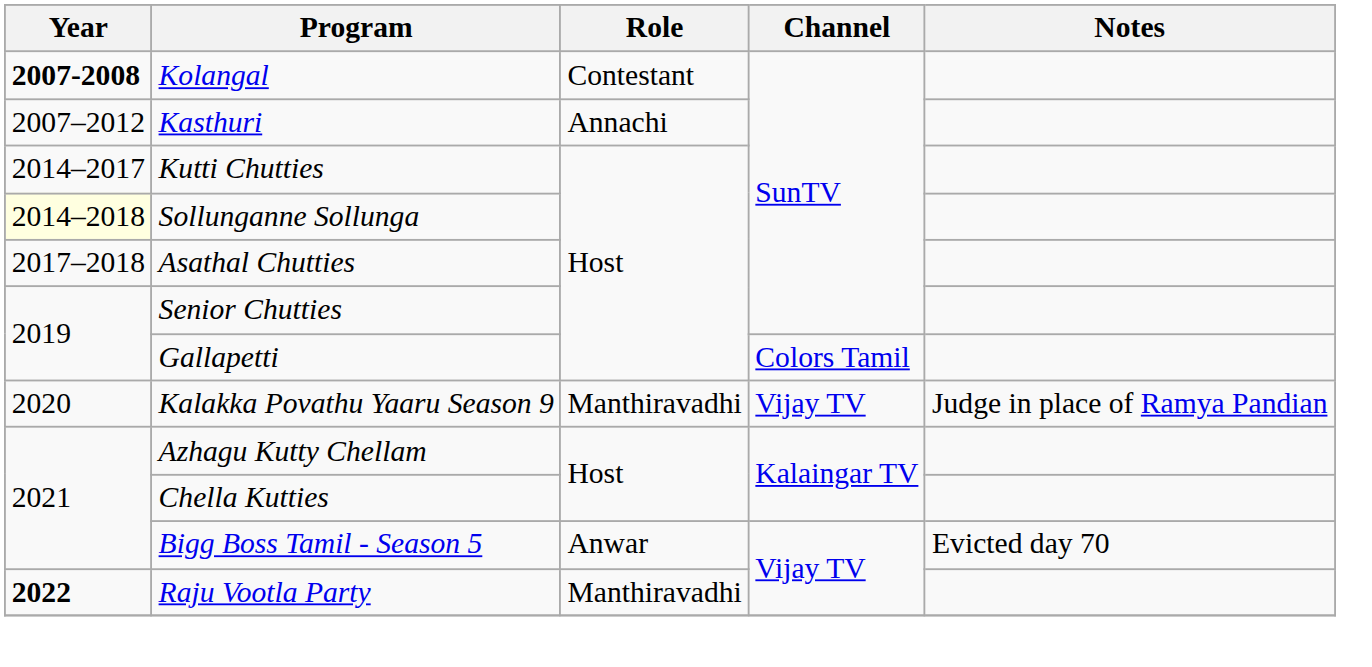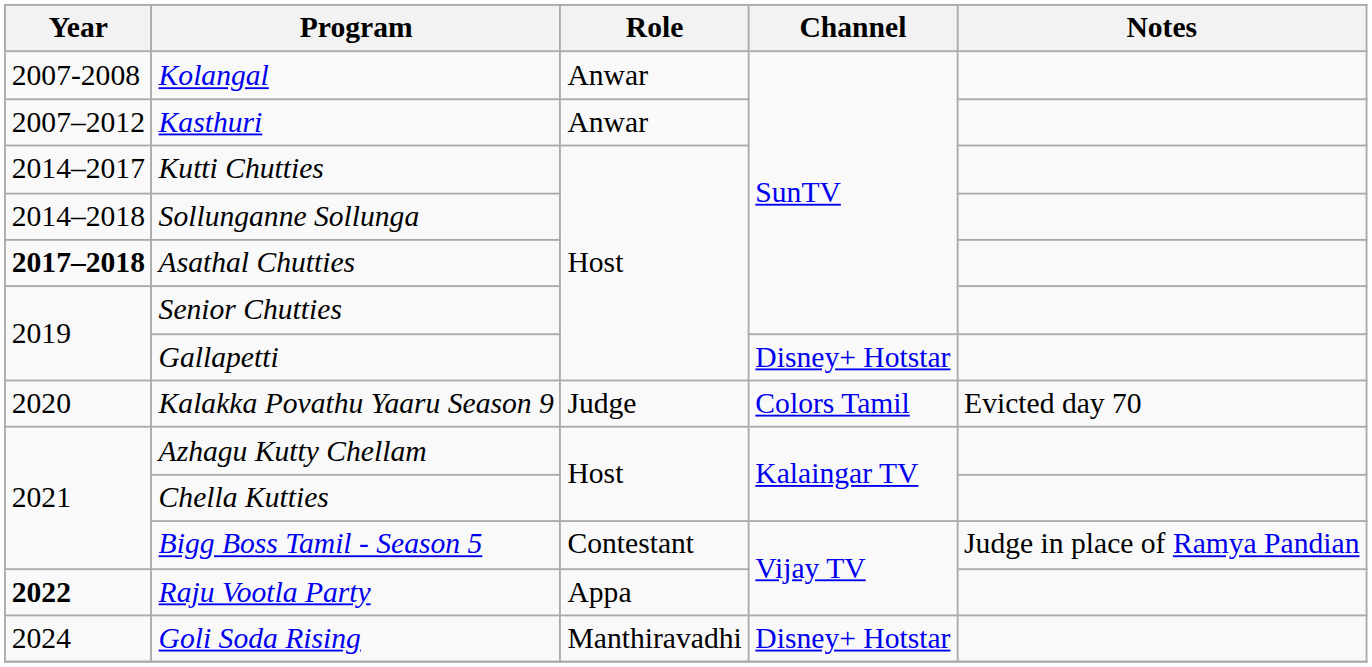(76, 74) bold -> (76, 74) normal
(631, 74) Contestant -> (608, 74) Anwar
(618, 121) Annachi -> (608, 121) Anwar
(78, 215) lightyellow background -> (78, 215) no background
(78, 262) normal -> (78, 262) bold
(833, 356) Colors Tamil -> (853, 356) Disney+ Hotstar
(655, 403) Manthiravadhi -> (602, 403) Judge
(811, 403) Vijay TV -> (833, 403) Colors Tamil
(1130, 403) Judge in place of Ramya Pandian -> (1053, 403) Evicted day 70
(608, 544) Anwar -> (631, 544) Contestant
(1021, 544) Evicted day 70 -> (1162, 544) Judge in place of Ramya Pandian
(655, 591) Manthiravadhi -> (599, 591) Appa
+ row: (260, 638)
